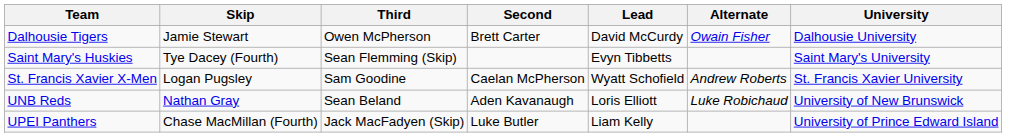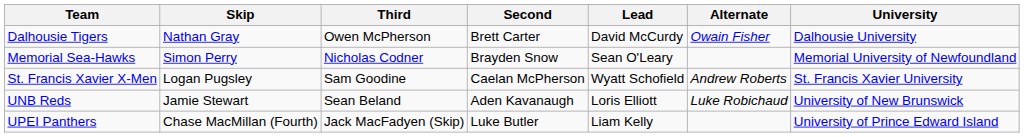(206, 36) Jamie Stewart -> (201, 36) Nathan Gray
+ row: (71, 57)
- row: (70, 57)
(201, 100) Nathan Gray -> (206, 100) Jamie Stewart
